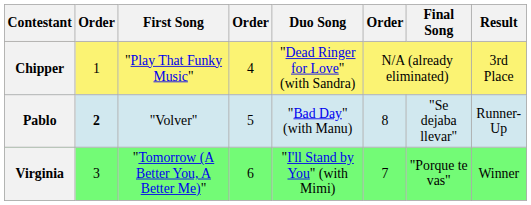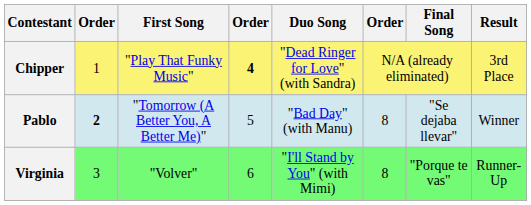(251, 68) normal -> (251, 68) bold
(174, 120) "Volver" -> (174, 120) "Tomorrow (A Better You, A Better Me)"
(499, 120) Runner-Up -> (499, 120) Winner
(174, 173) "Tomorrow (A Better You, A Better Me)" -> (174, 173) "Volver"
(385, 173) 7 -> (385, 173) 8
(499, 173) Winner -> (499, 173) Runner-Up
